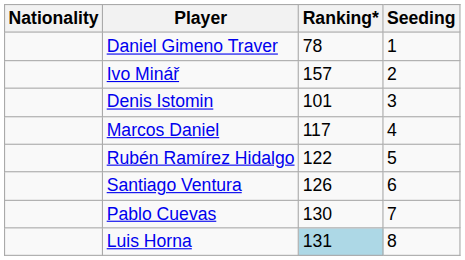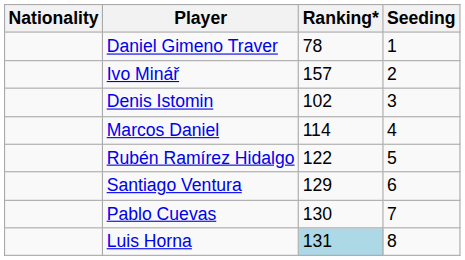(317, 102) 101 -> (317, 102) 102
(317, 130) 117 -> (317, 130) 114
(317, 185) 126 -> (317, 185) 129
